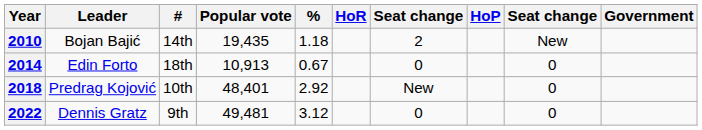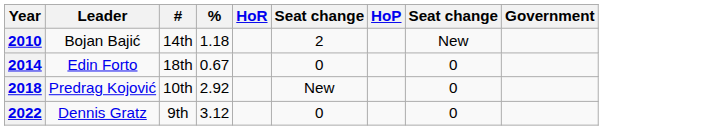- column: (246, 16)
